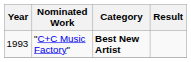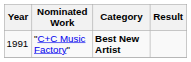(17, 44) 1993 -> (17, 44) 1991
